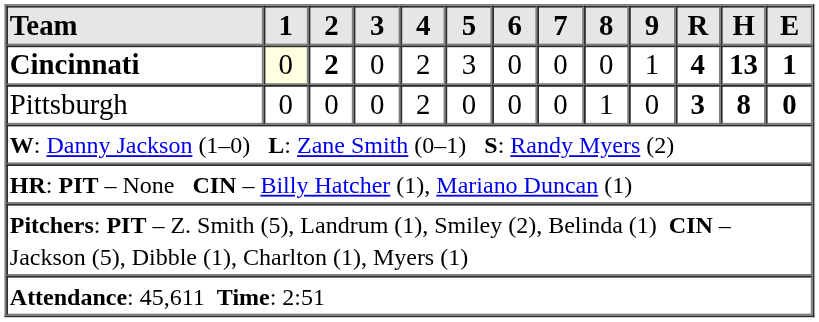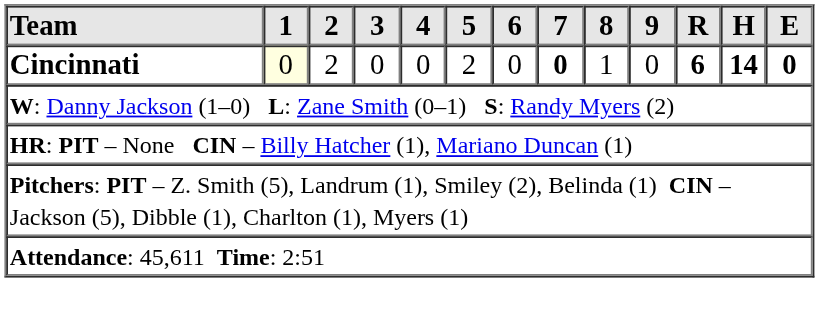(332, 64) bold -> (332, 64) normal
(423, 64) 2 -> (423, 64) 0
(469, 64) 3 -> (469, 64) 2
(560, 64) normal -> (560, 64) bold
(606, 64) 0 -> (606, 64) 1
(652, 64) 1 -> (652, 64) 0
(698, 64) 4 -> (698, 64) 6
(744, 64) 13 -> (744, 64) 14
(790, 64) 1 -> (790, 64) 0
- row: (69, 104)
